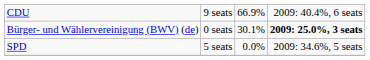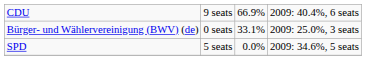(251, 30) 30.1% -> (251, 30) 33.1%
(316, 30) bold -> (314, 30) normal
